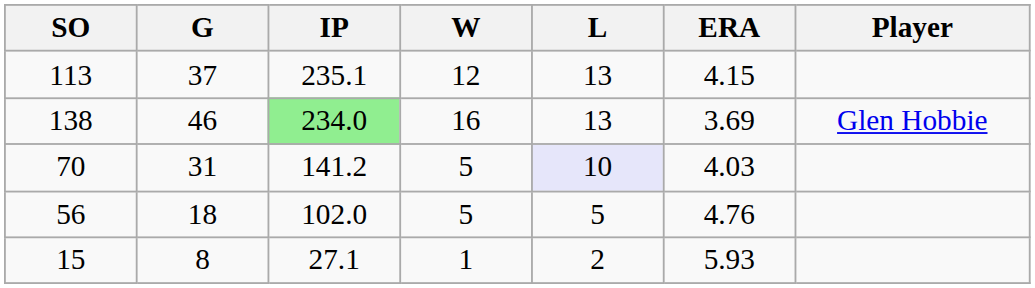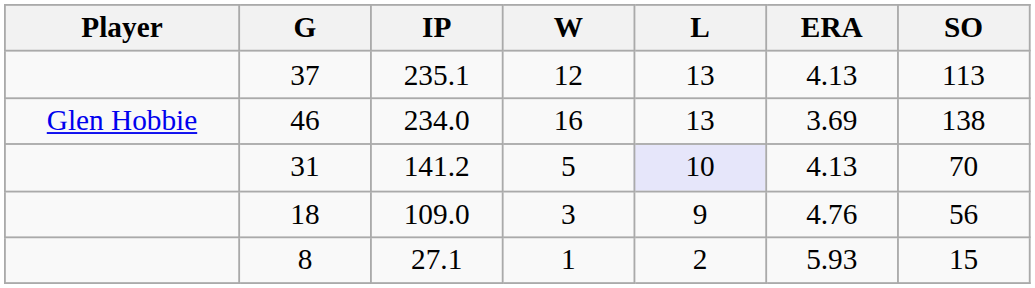columns swapped: (912, 27) <-> (71, 27)
(729, 74) 4.15 -> (832, 74) 4.13
(334, 120) lightgreen background -> (437, 120) no background
(729, 167) 4.03 -> (832, 167) 4.13
(334, 213) 102.0 -> (437, 213) 109.0
(466, 213) 5 -> (568, 213) 3
(598, 213) 5 -> (700, 213) 9
